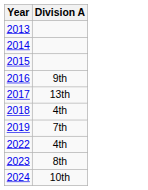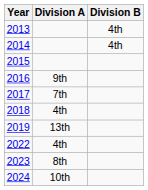+ column: (115, 12)
(60, 95) 13th -> (60, 95) 7th
(60, 128) 7th -> (60, 128) 13th
